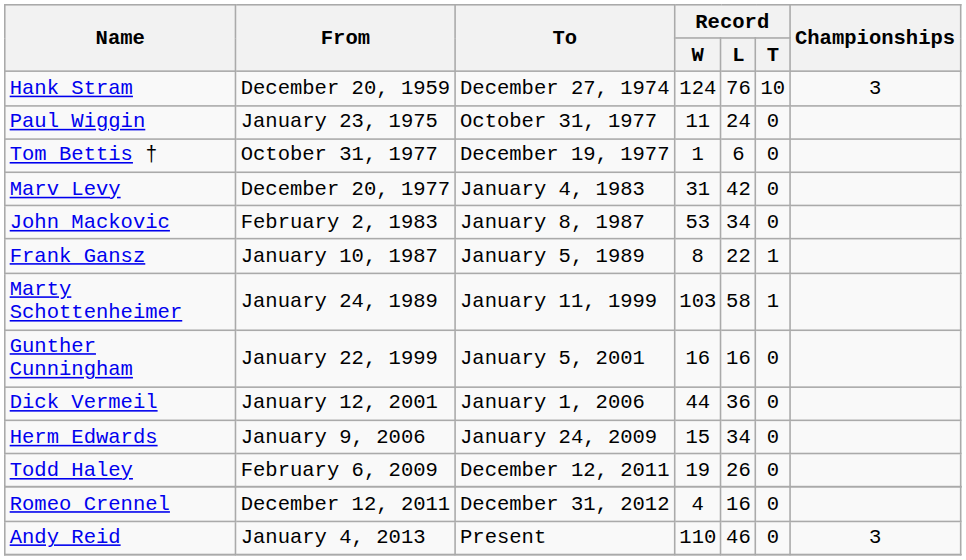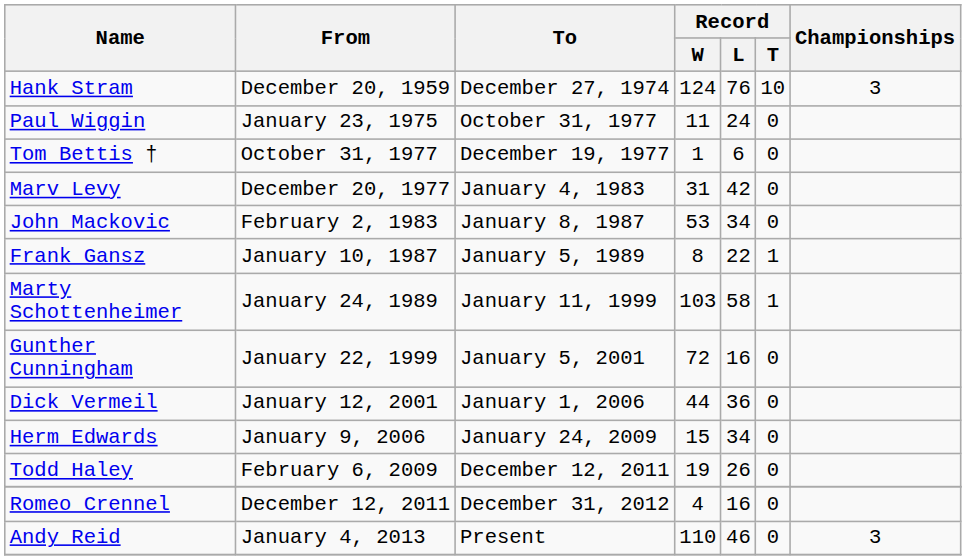(698, 358) 16 -> (698, 358) 72
